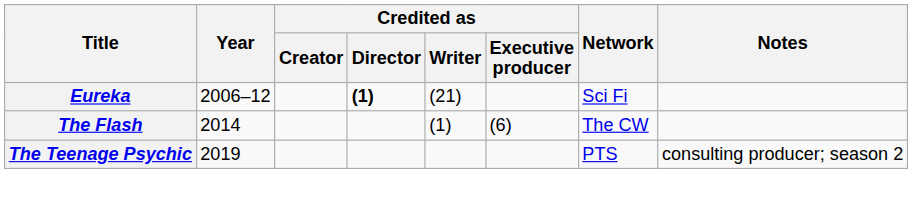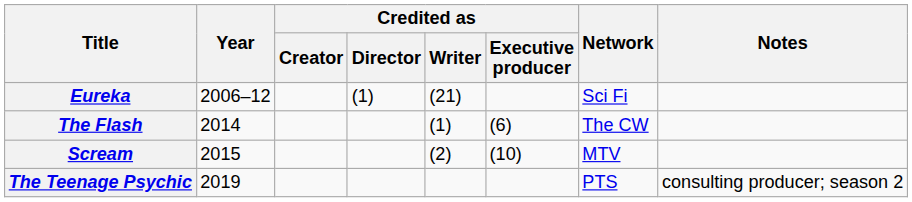(363, 96) bold -> (363, 96) normal
+ row: (100, 153)
